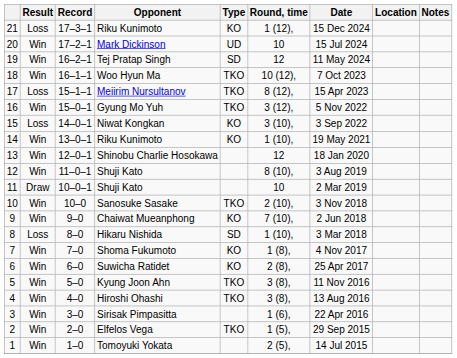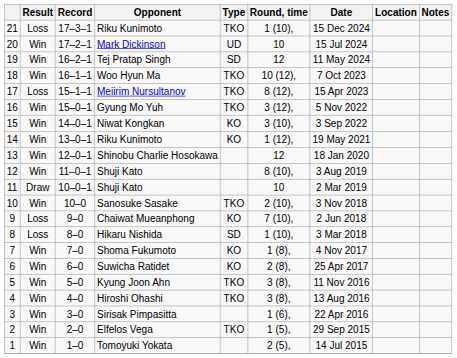(234, 28) KO -> (234, 28) TKO
(279, 28) 1 (12), -> (279, 28) 1 (10),
(38, 124) Loss -> (38, 124) Win
(279, 140) 1 (10), -> (279, 140) 1 (12),
(38, 219) Win -> (38, 219) Loss
